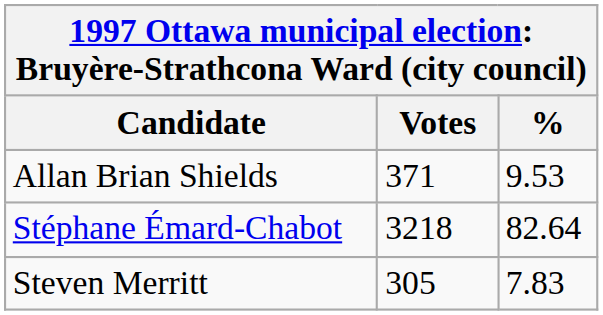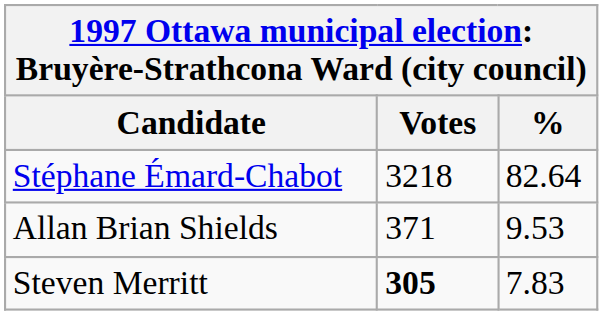rows swapped: (177, 228) <-> (145, 175)
(410, 282) normal -> (410, 282) bold
